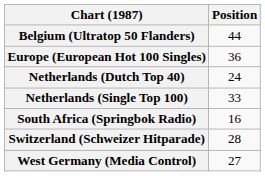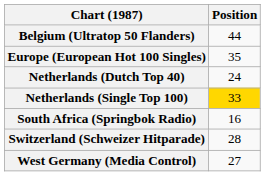(235, 56) 36 -> (235, 56) 35
(235, 98) no background -> (235, 98) gold background
